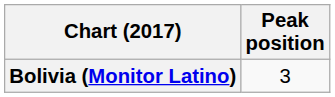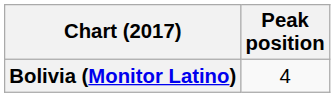(285, 75) 3 -> (285, 75) 4
